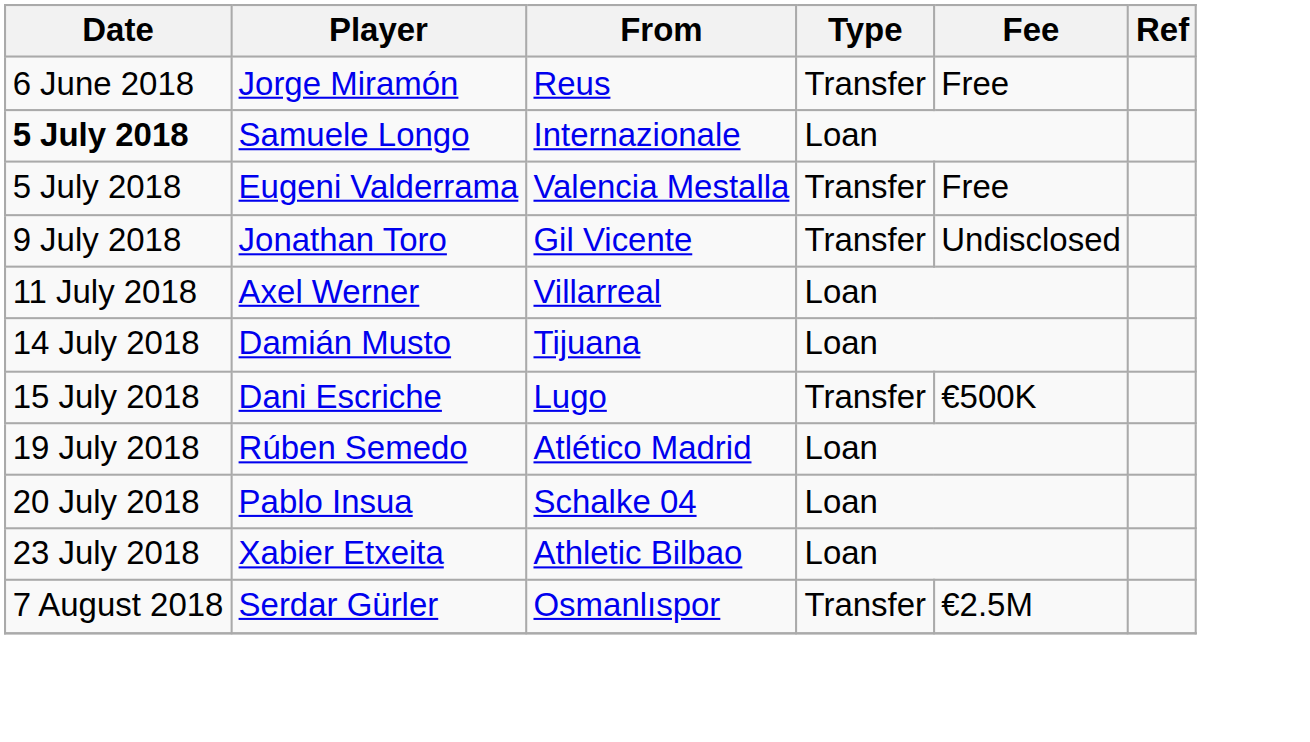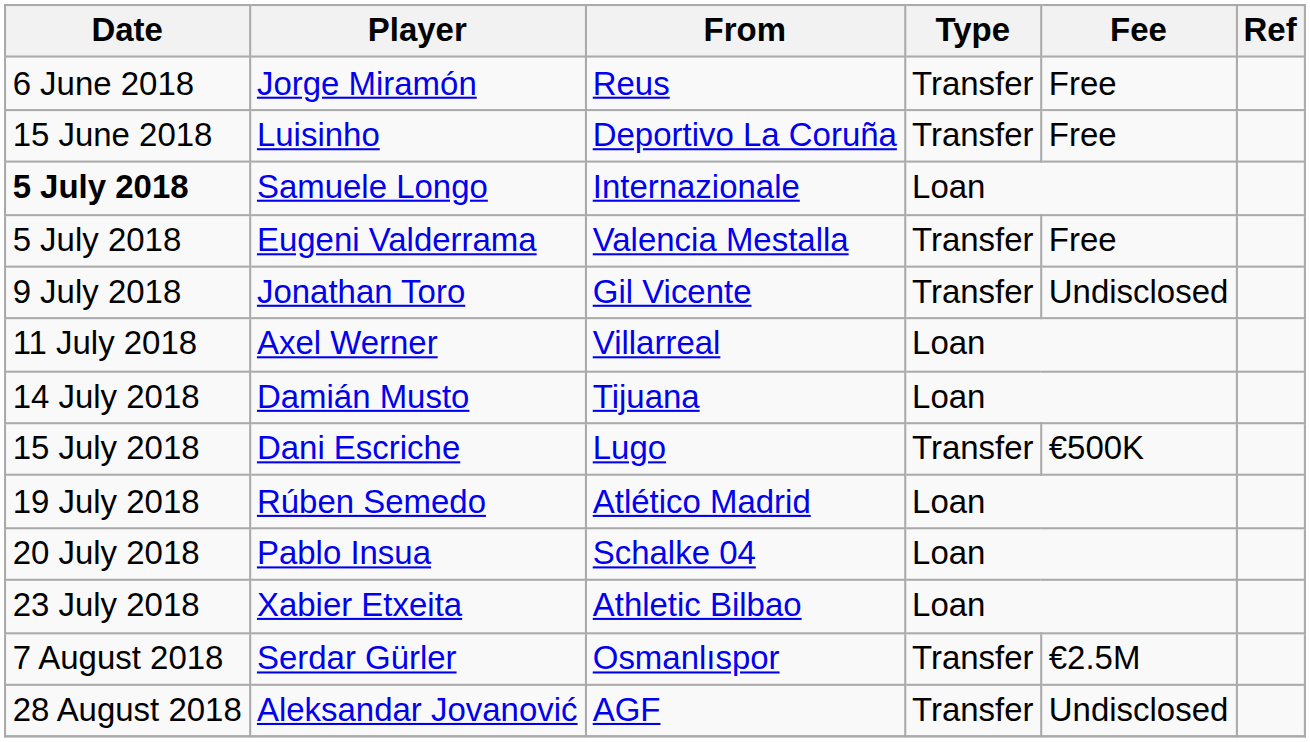+ row: (318, 135)
+ row: (417, 710)
